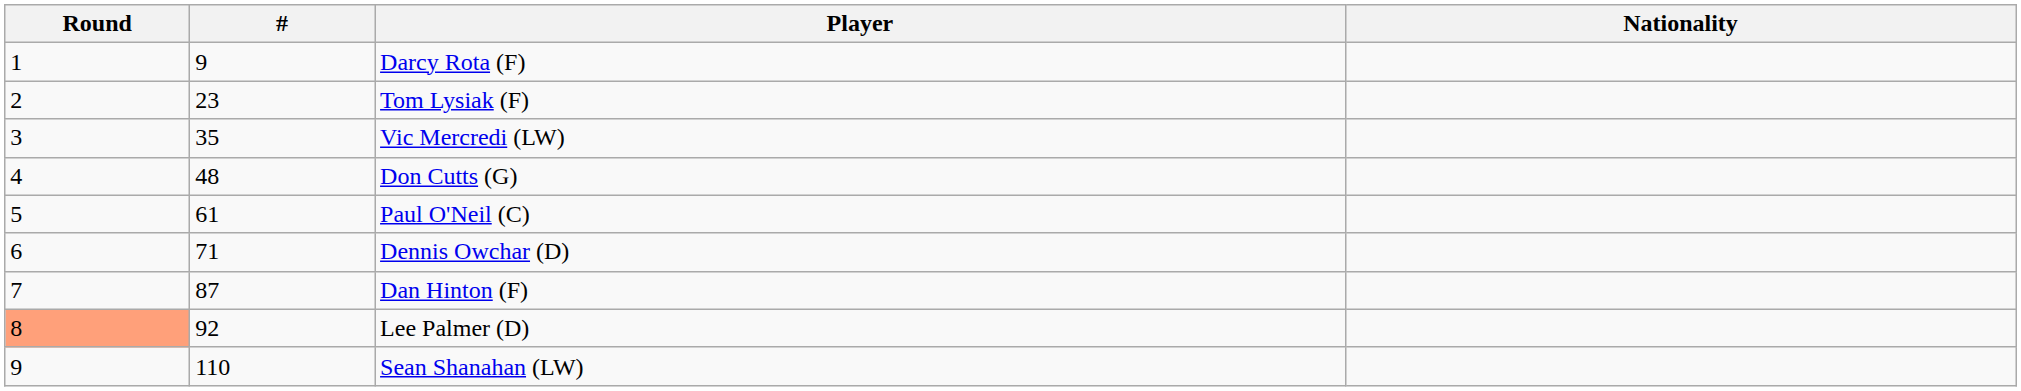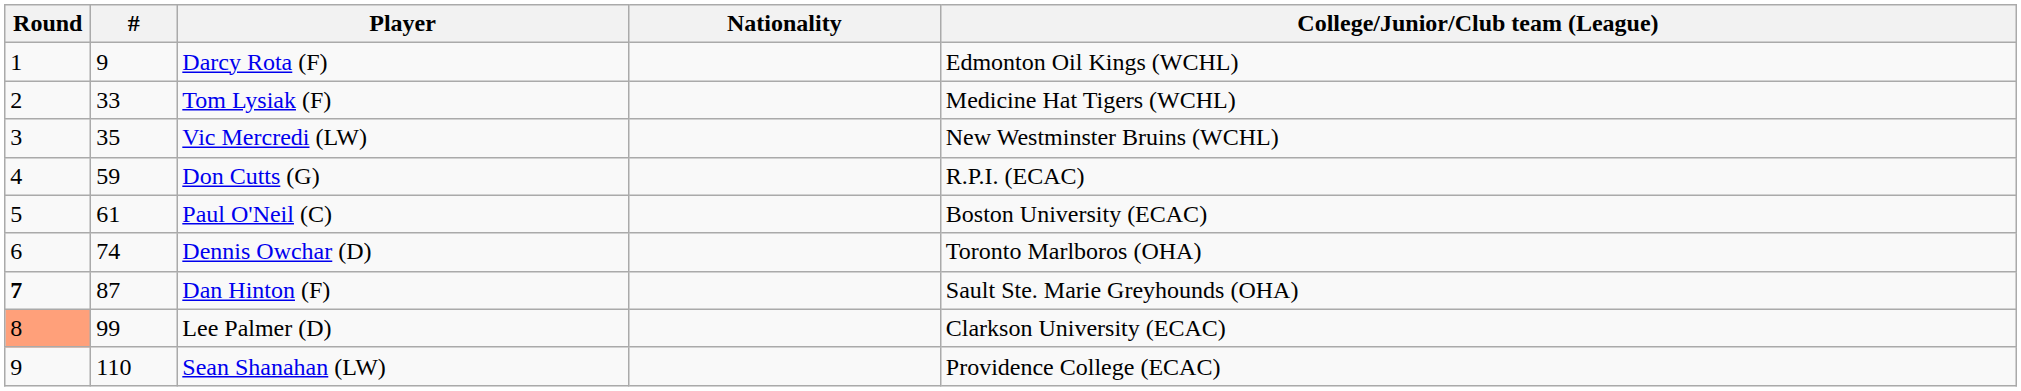+ column: (1478, 23)
(207, 99) 23 -> (108, 99) 33
(207, 175) 48 -> (108, 175) 59
(207, 251) 71 -> (108, 251) 74
(16, 289) normal -> (16, 289) bold
(207, 328) 92 -> (108, 328) 99
